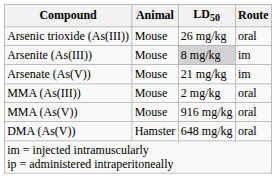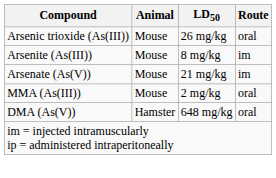(201, 55) lightgrey background -> (201, 55) no background
- row: (42, 112)
